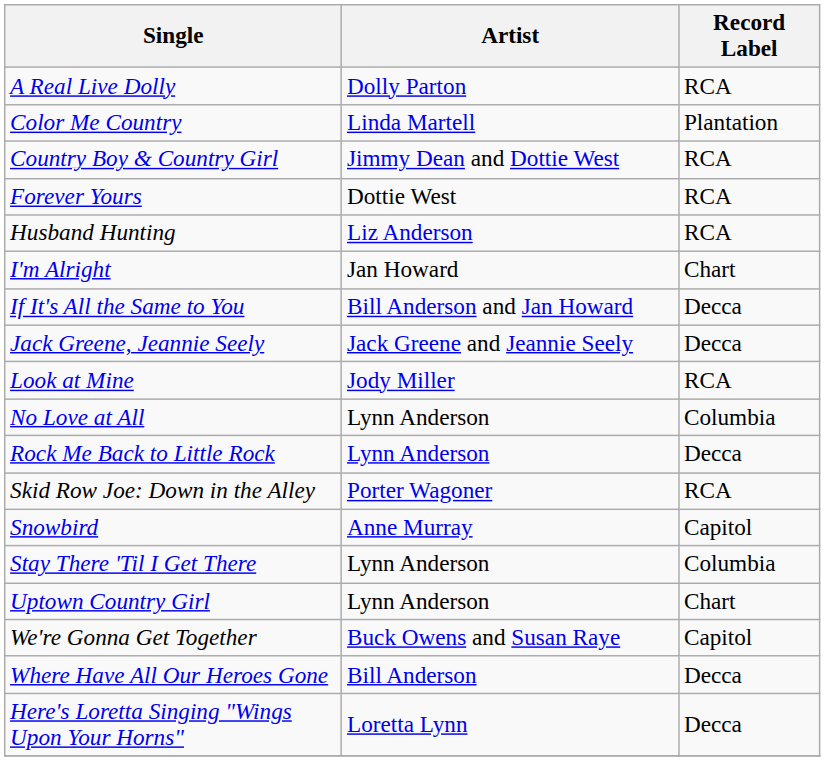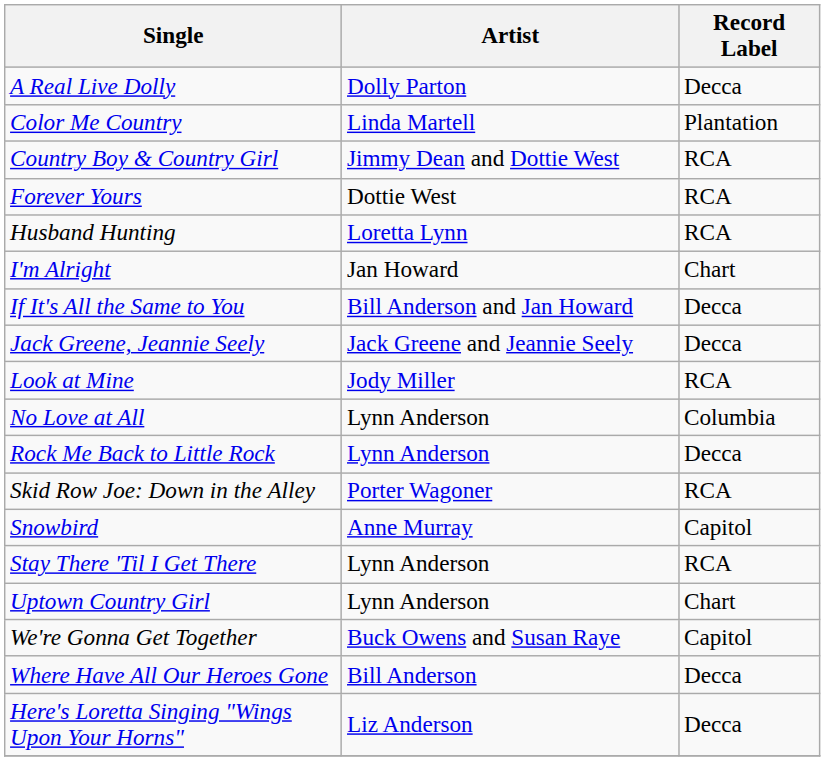(708, 85) RCA -> (713, 85) Decca
(410, 232) Liz Anderson -> (407, 232) Loretta Lynn
(730, 564) Columbia -> (708, 564) RCA
(407, 724) Loretta Lynn -> (410, 724) Liz Anderson
